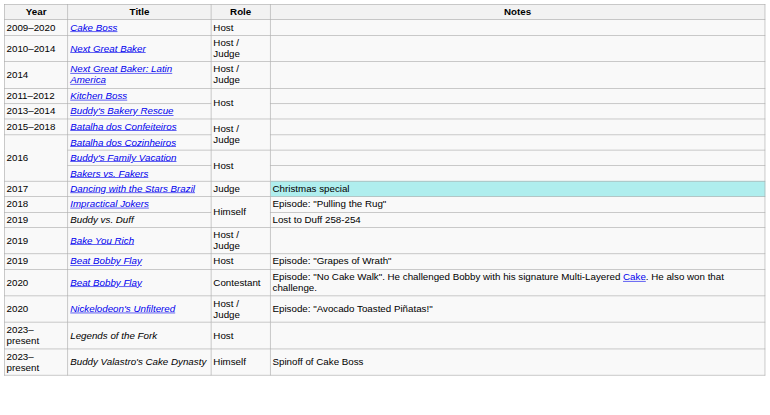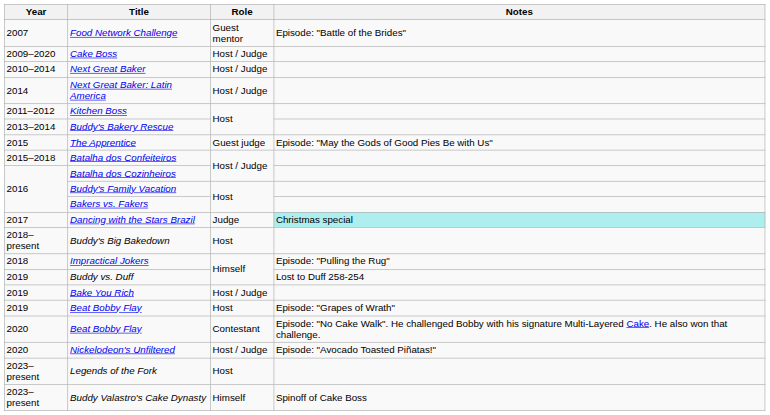+ row: (17, 33)
(223, 27) Host -> (240, 54) Host / Judge
+ row: (17, 142)
+ row: (23, 240)
